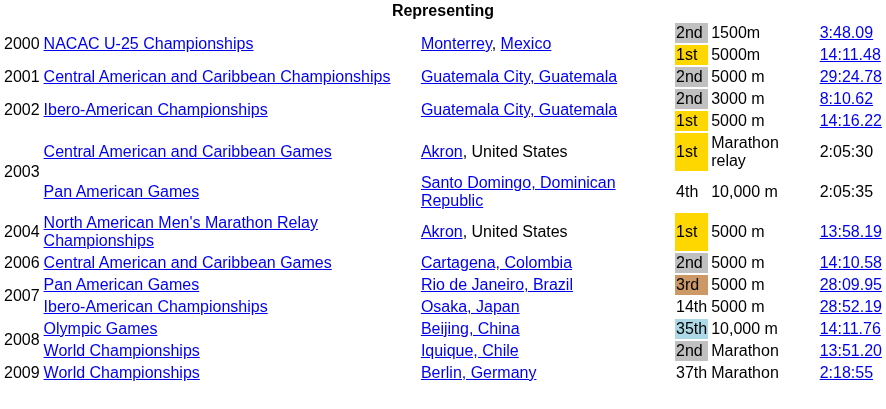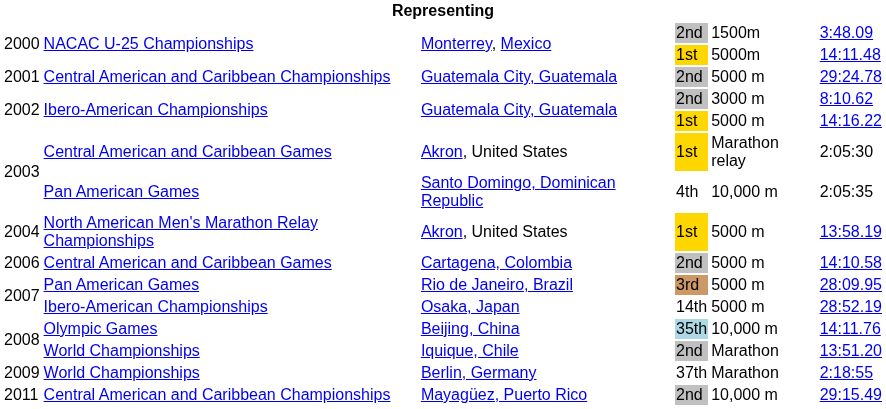+ row: (21, 394)
